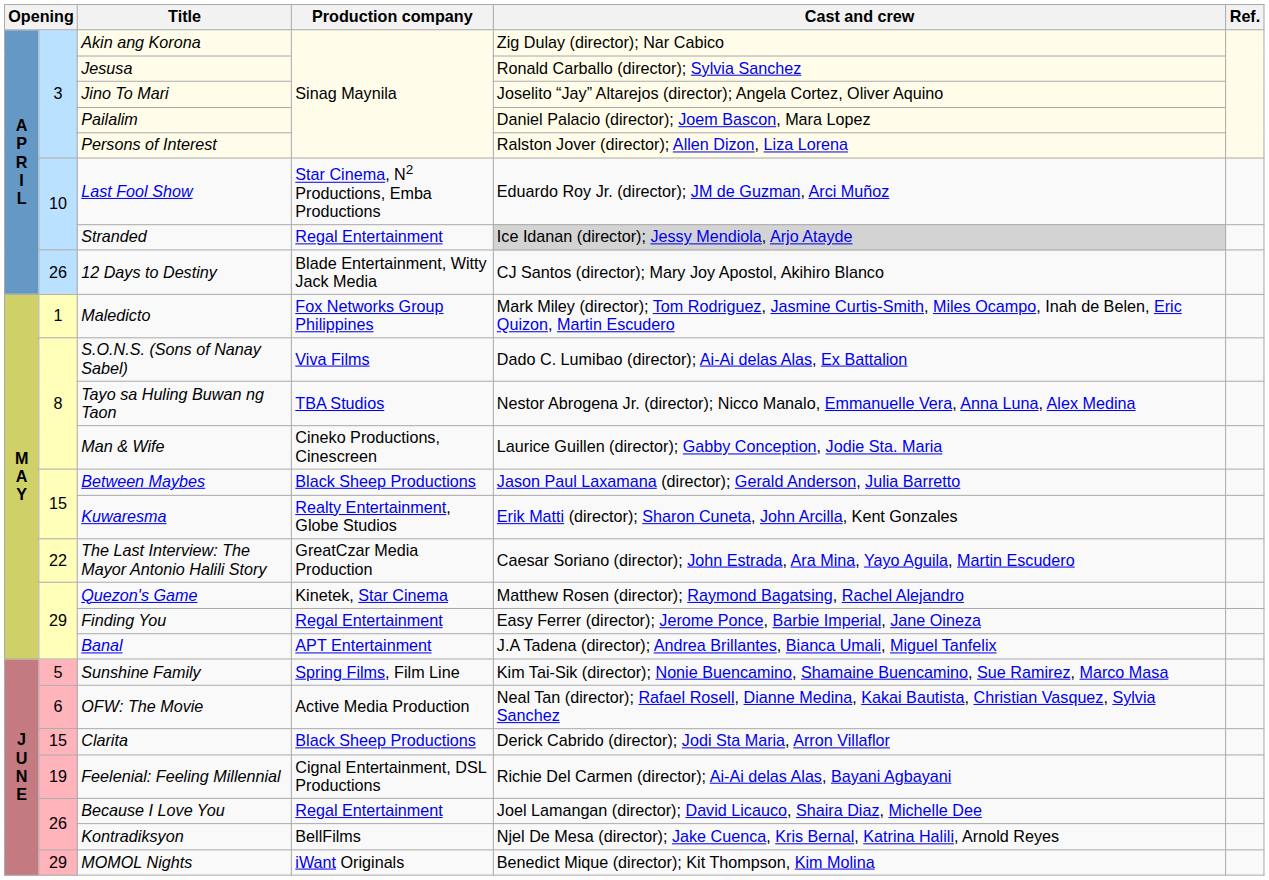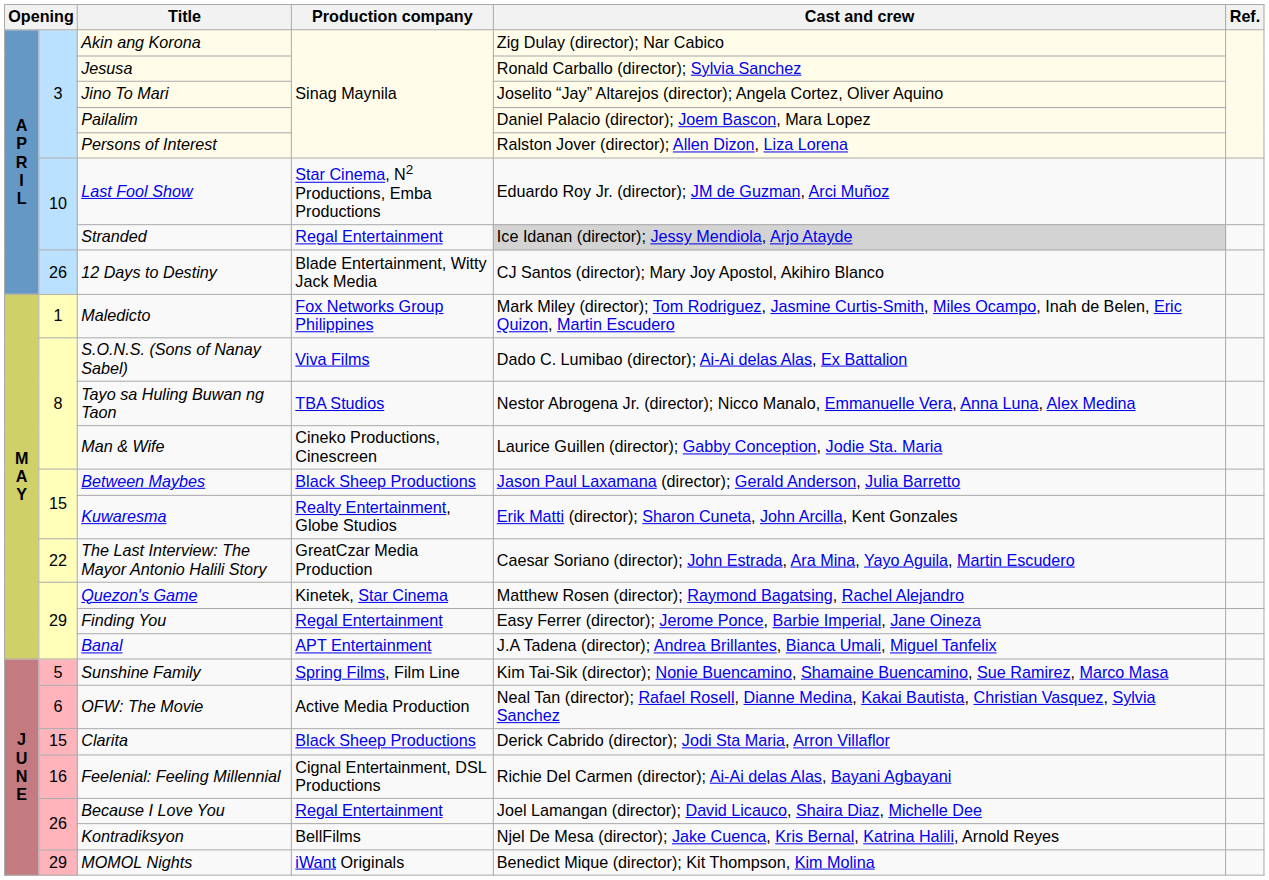(58, 776) 19 -> (58, 776) 16
